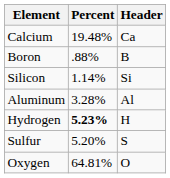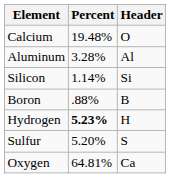(128, 36) Ca -> (125, 36) O
rows swapped: (36, 99) <-> (24, 57)
(125, 162) O -> (128, 162) Ca
